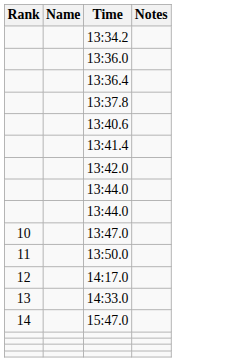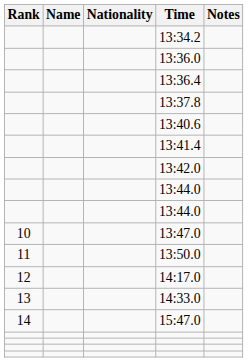+ column: (120, 15)
